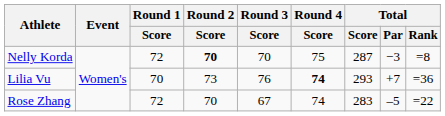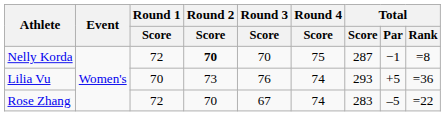(393, 57) −3 -> (393, 57) −1
(318, 79) bold -> (318, 79) normal
(393, 79) +7 -> (393, 79) +5
